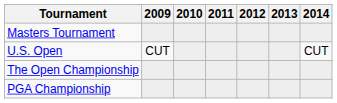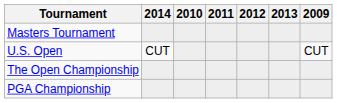columns swapped: (158, 14) <-> (316, 14)
